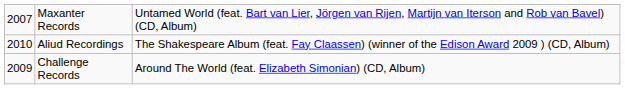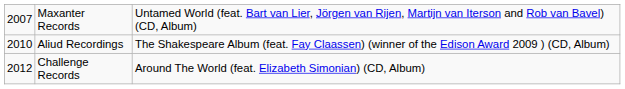(20, 68) 2009 -> (20, 68) 2012
